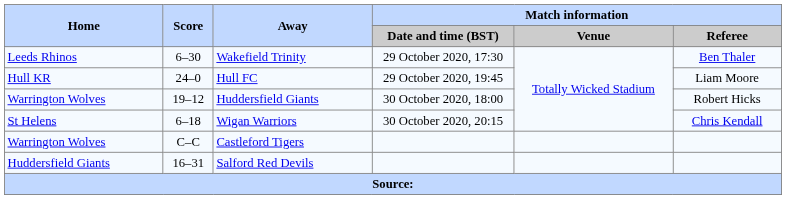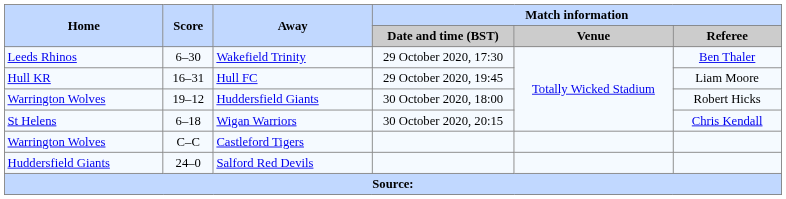(188, 78) 24–0 -> (188, 78) 16–31
(188, 162) 16–31 -> (188, 162) 24–0
